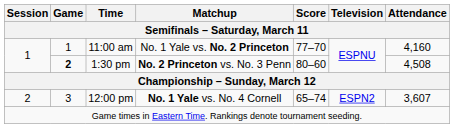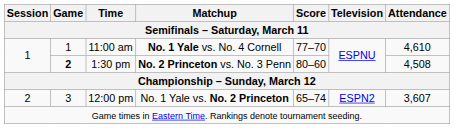(215, 47) No. 1 Yale vs. No. 2 Princeton -> (215, 47) No. 1 Yale vs. No. 4 Cornell
(417, 47) 4,160 -> (417, 47) 4,610
(215, 99) No. 1 Yale vs. No. 4 Cornell -> (215, 99) No. 1 Yale vs. No. 2 Princeton
